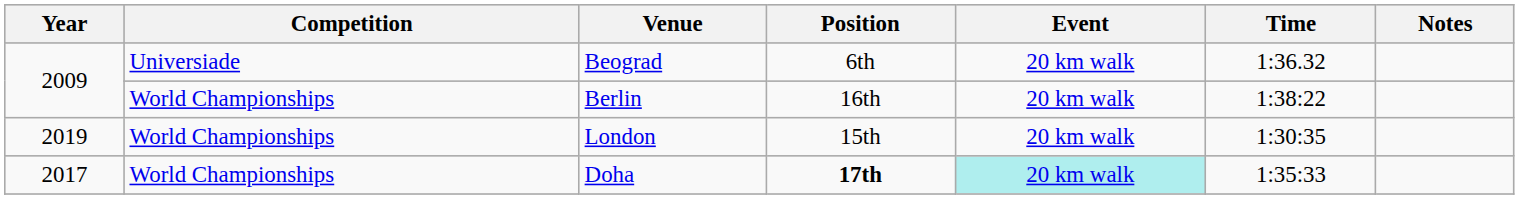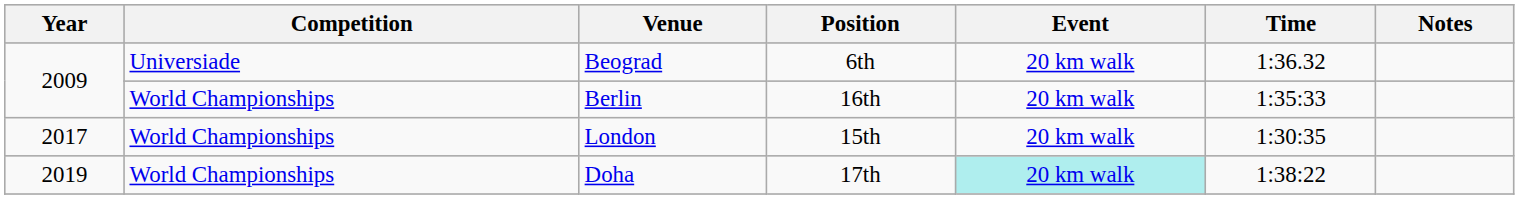(1291, 99) 1:38:22 -> (1291, 99) 1:35:33
(64, 137) 2019 -> (64, 137) 2017
(64, 174) 2017 -> (64, 174) 2019
(860, 174) bold -> (860, 174) normal
(1291, 174) 1:35:33 -> (1291, 174) 1:38:22
